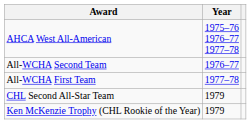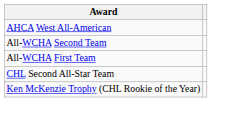- column: (222, 12)
